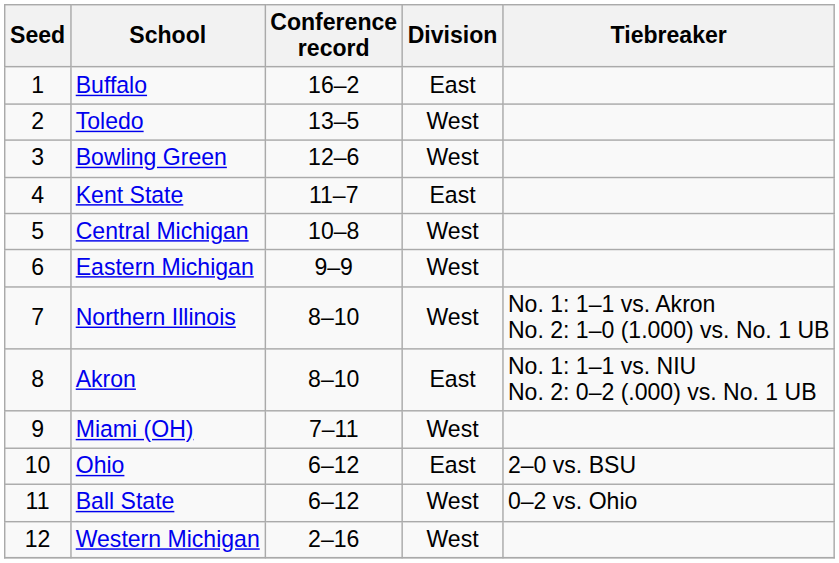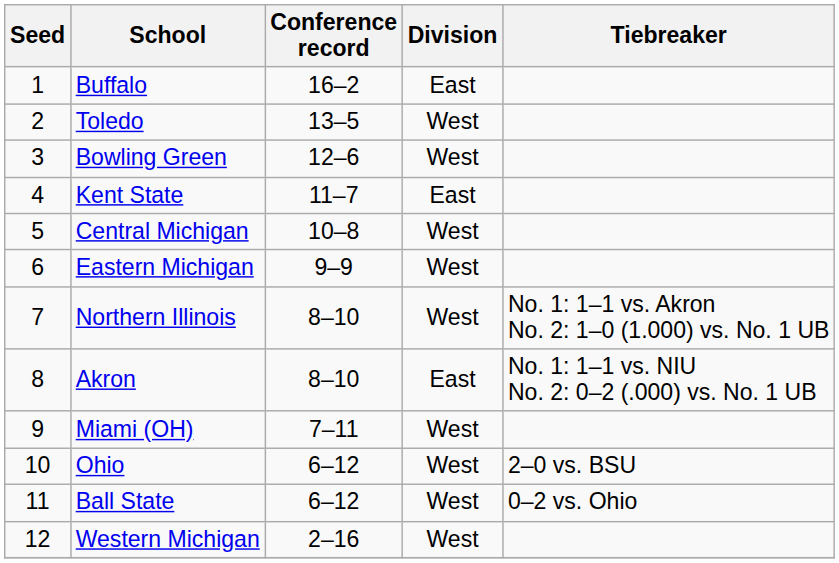(453, 465) East -> (453, 465) West
